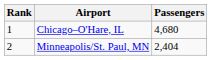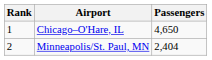(166, 30) 4,680 -> (166, 30) 4,650
